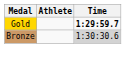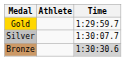(97, 24) bold -> (97, 24) normal
+ row: (21, 37)
